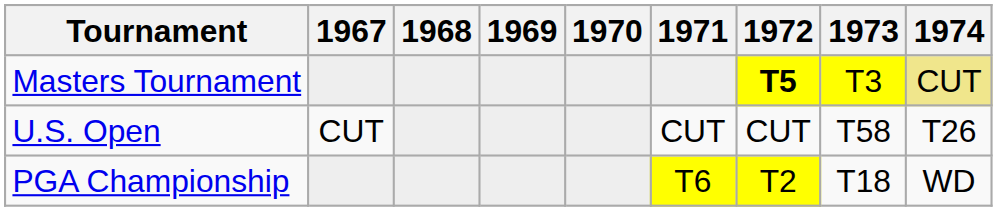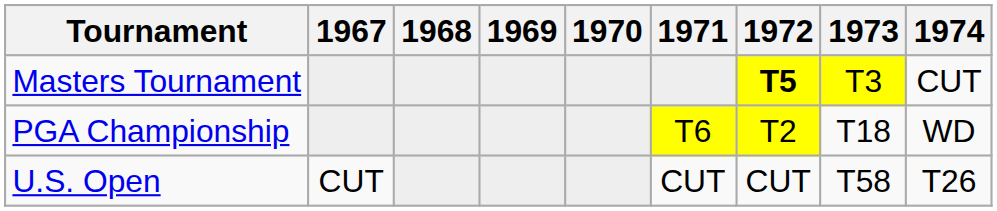(949, 81) khaki background -> (949, 81) no background
rows swapped: (87, 131) <-> (151, 181)
